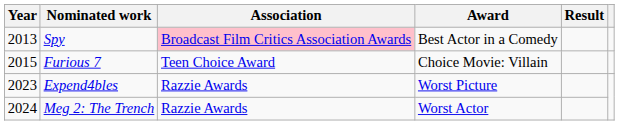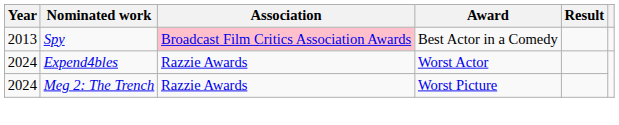- row: (72, 62)
(22, 85) 2023 -> (22, 62) 2024
(458, 85) Worst Picture -> (453, 62) Worst Actor
(453, 108) Worst Actor -> (458, 85) Worst Picture
